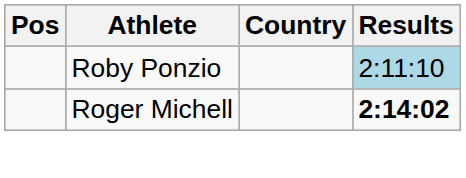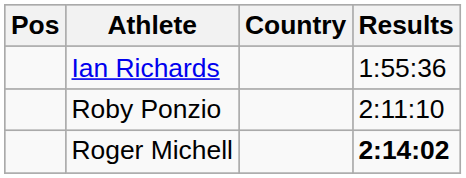+ row: (146, 67)
(401, 67) lightblue background -> (401, 109) no background
